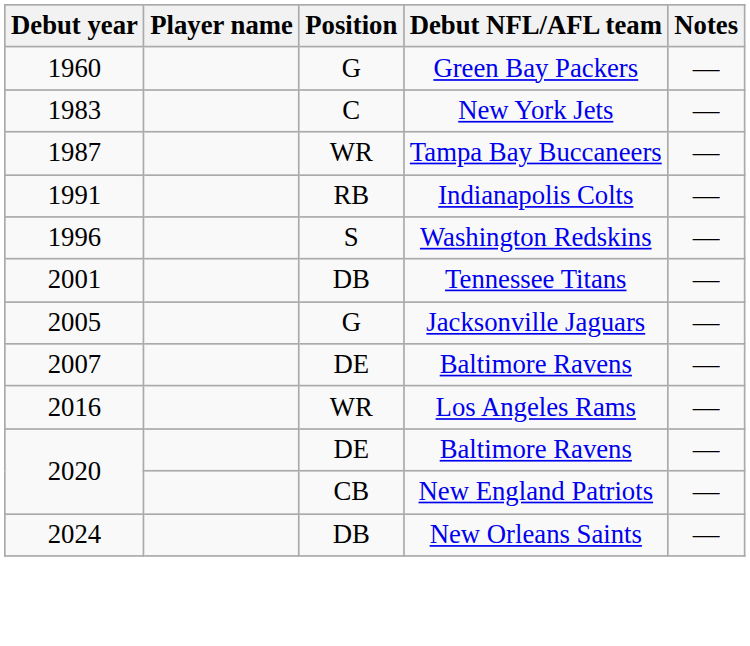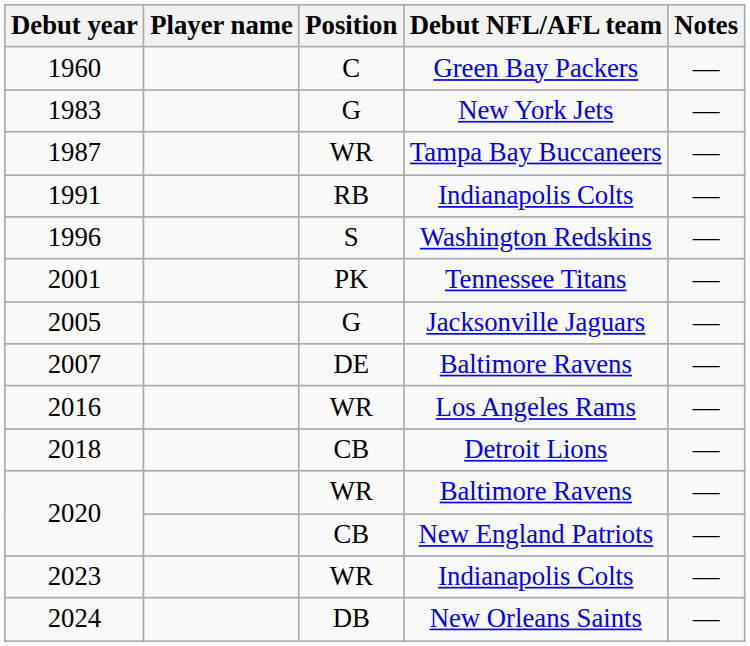(351, 68) G -> (351, 68) C
(351, 110) C -> (351, 110) G
(351, 279) DB -> (351, 279) PK
+ row: (74, 449)
(351, 449) DE -> (351, 491) WR
+ row: (74, 576)
